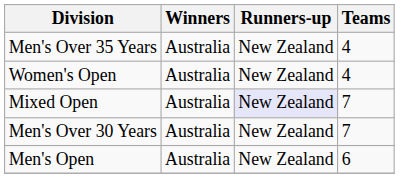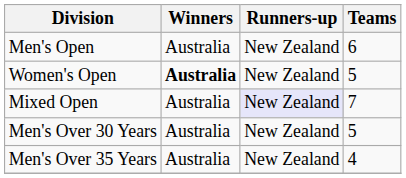rows swapped: (51, 159) <-> (83, 46)
(198, 74) normal -> (201, 74) bold
(346, 74) 4 -> (352, 74) 5
(346, 131) 7 -> (352, 131) 5
